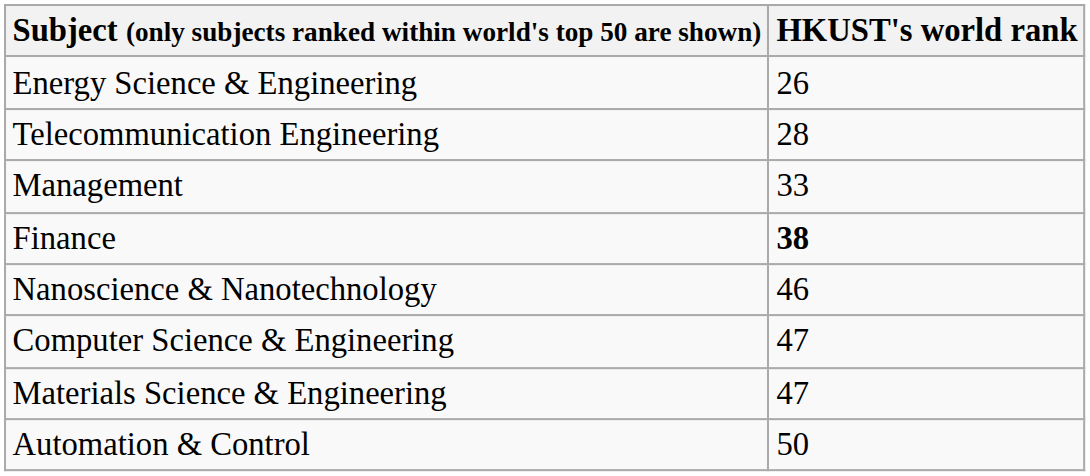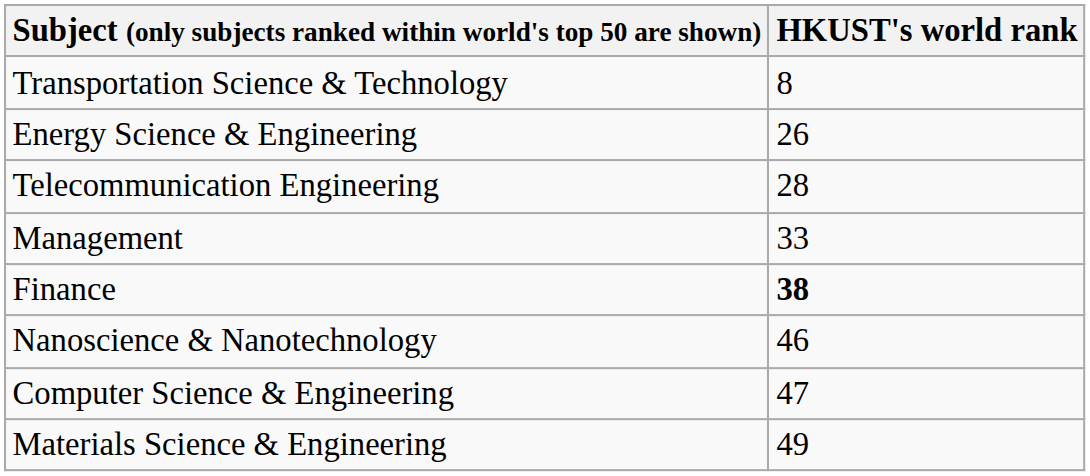+ row: (260, 82)
(793, 392) 47 -> (793, 444) 49
- row: (161, 444)
